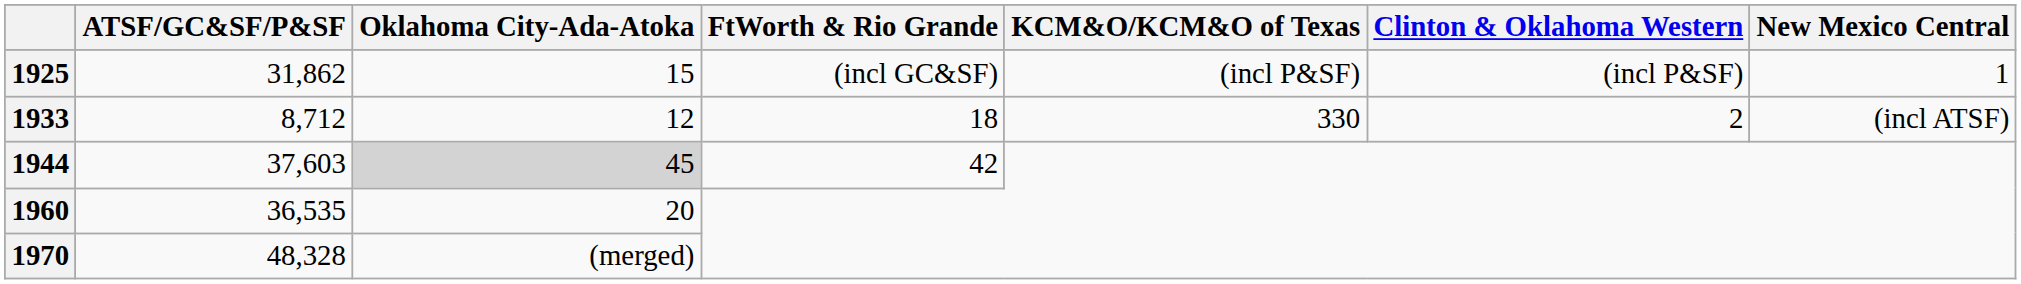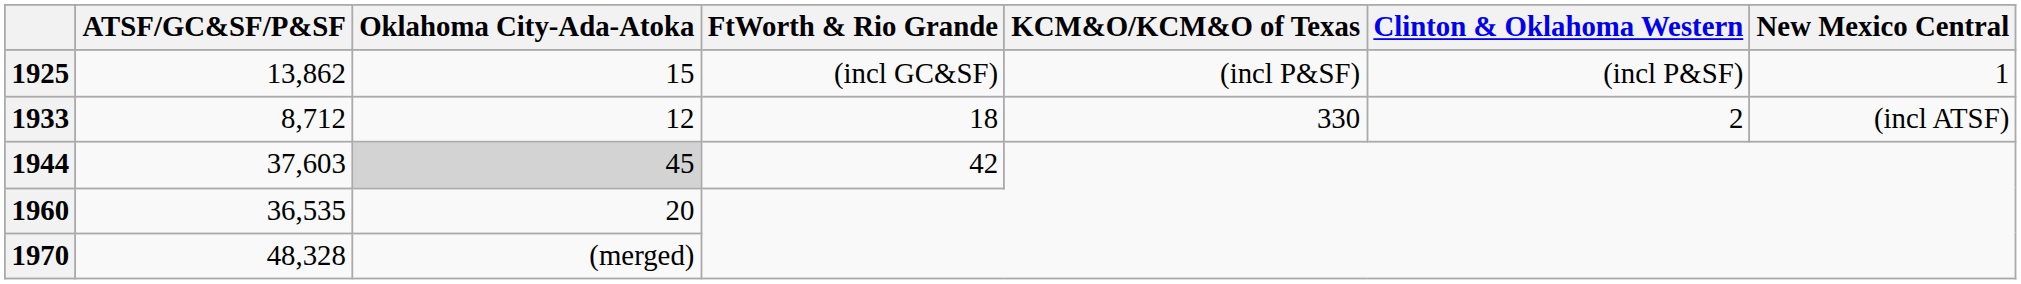(306, 73) 31,862 -> (306, 73) 13,862
